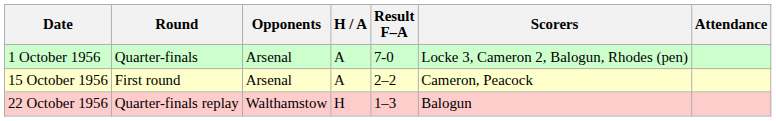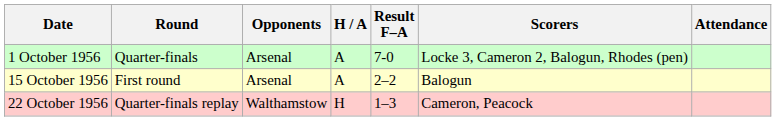(477, 80) Cameron, Peacock -> (447, 80) Balogun
(447, 103) Balogun -> (477, 103) Cameron, Peacock
